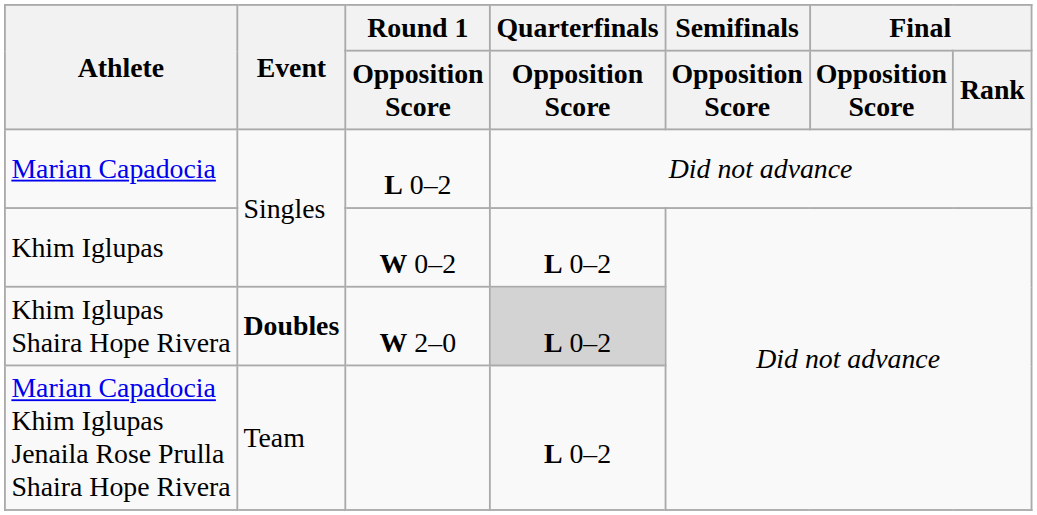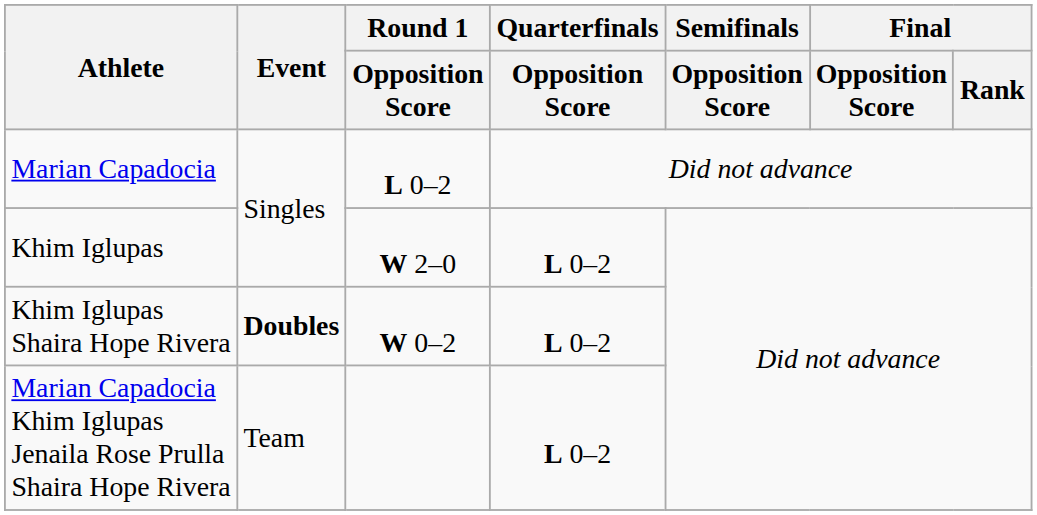(418, 264) W 0–2 -> (418, 264) W 2–0
(418, 342) W 2–0 -> (418, 342) W 0–2
(577, 342) lightgrey background -> (577, 342) no background
